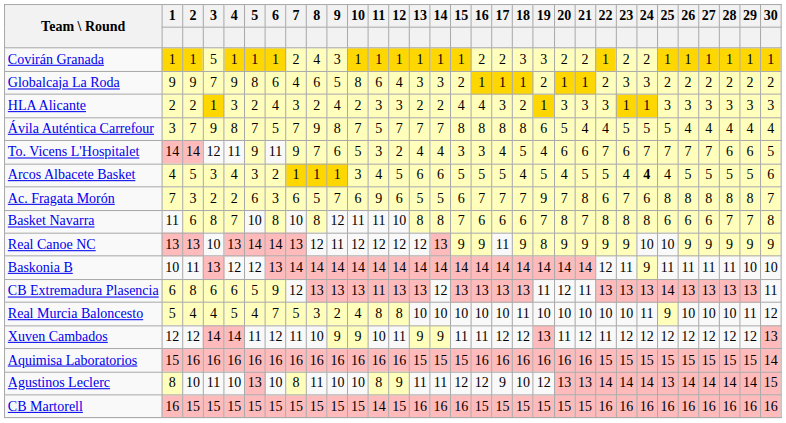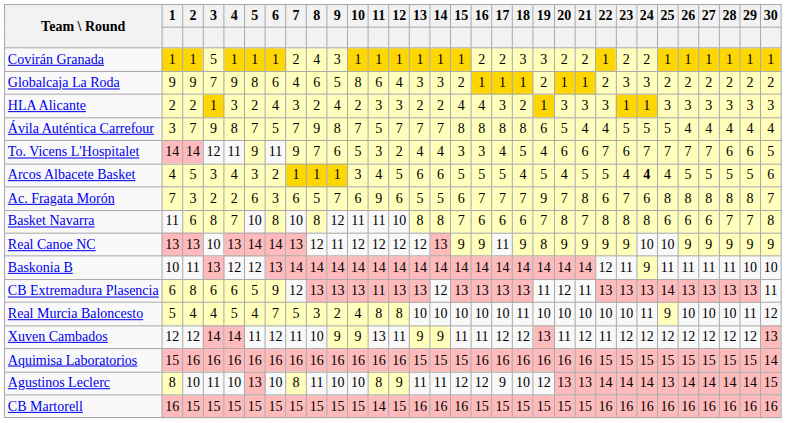(379, 336) 10 -> (379, 336) 13
